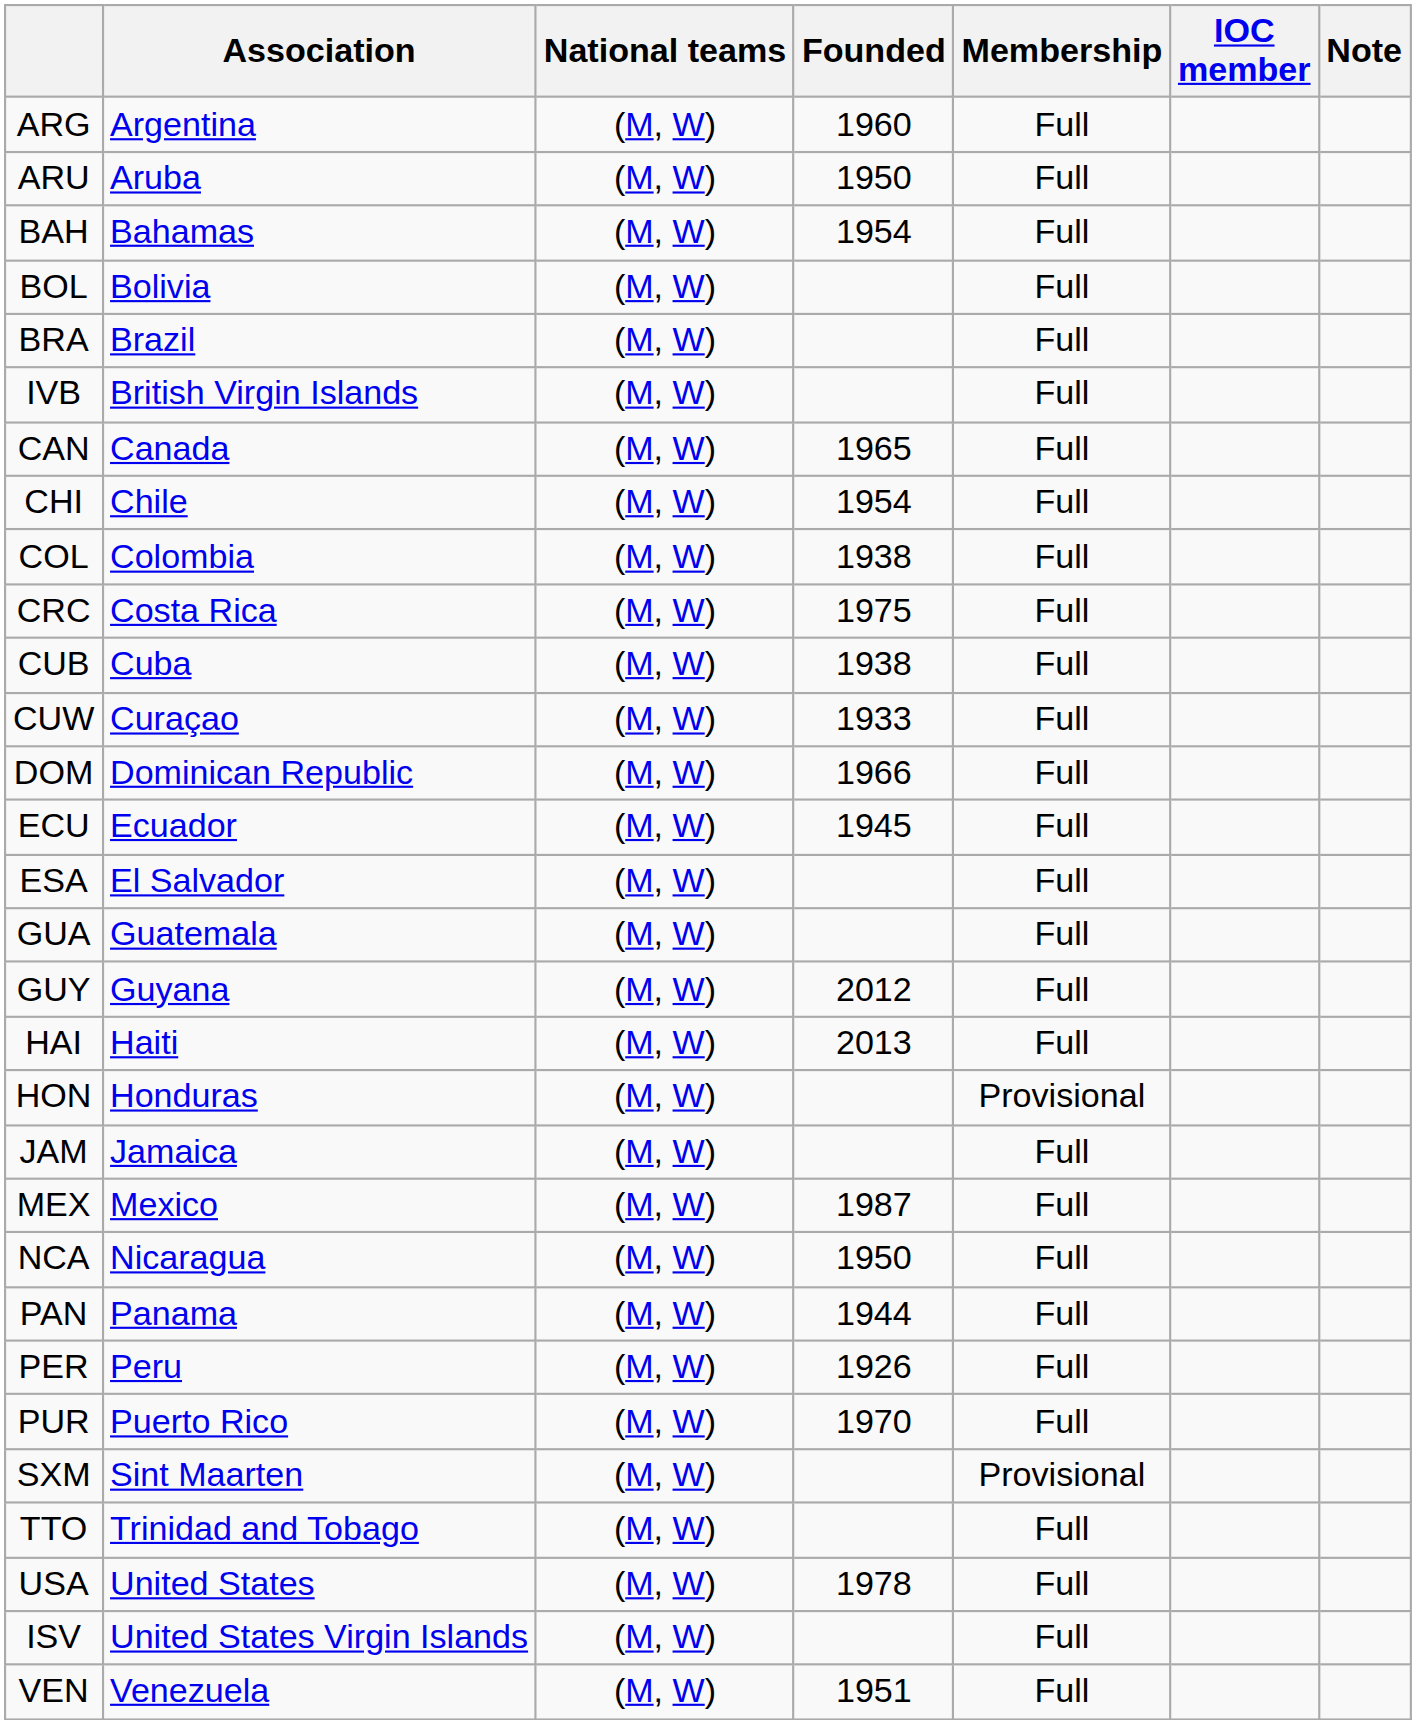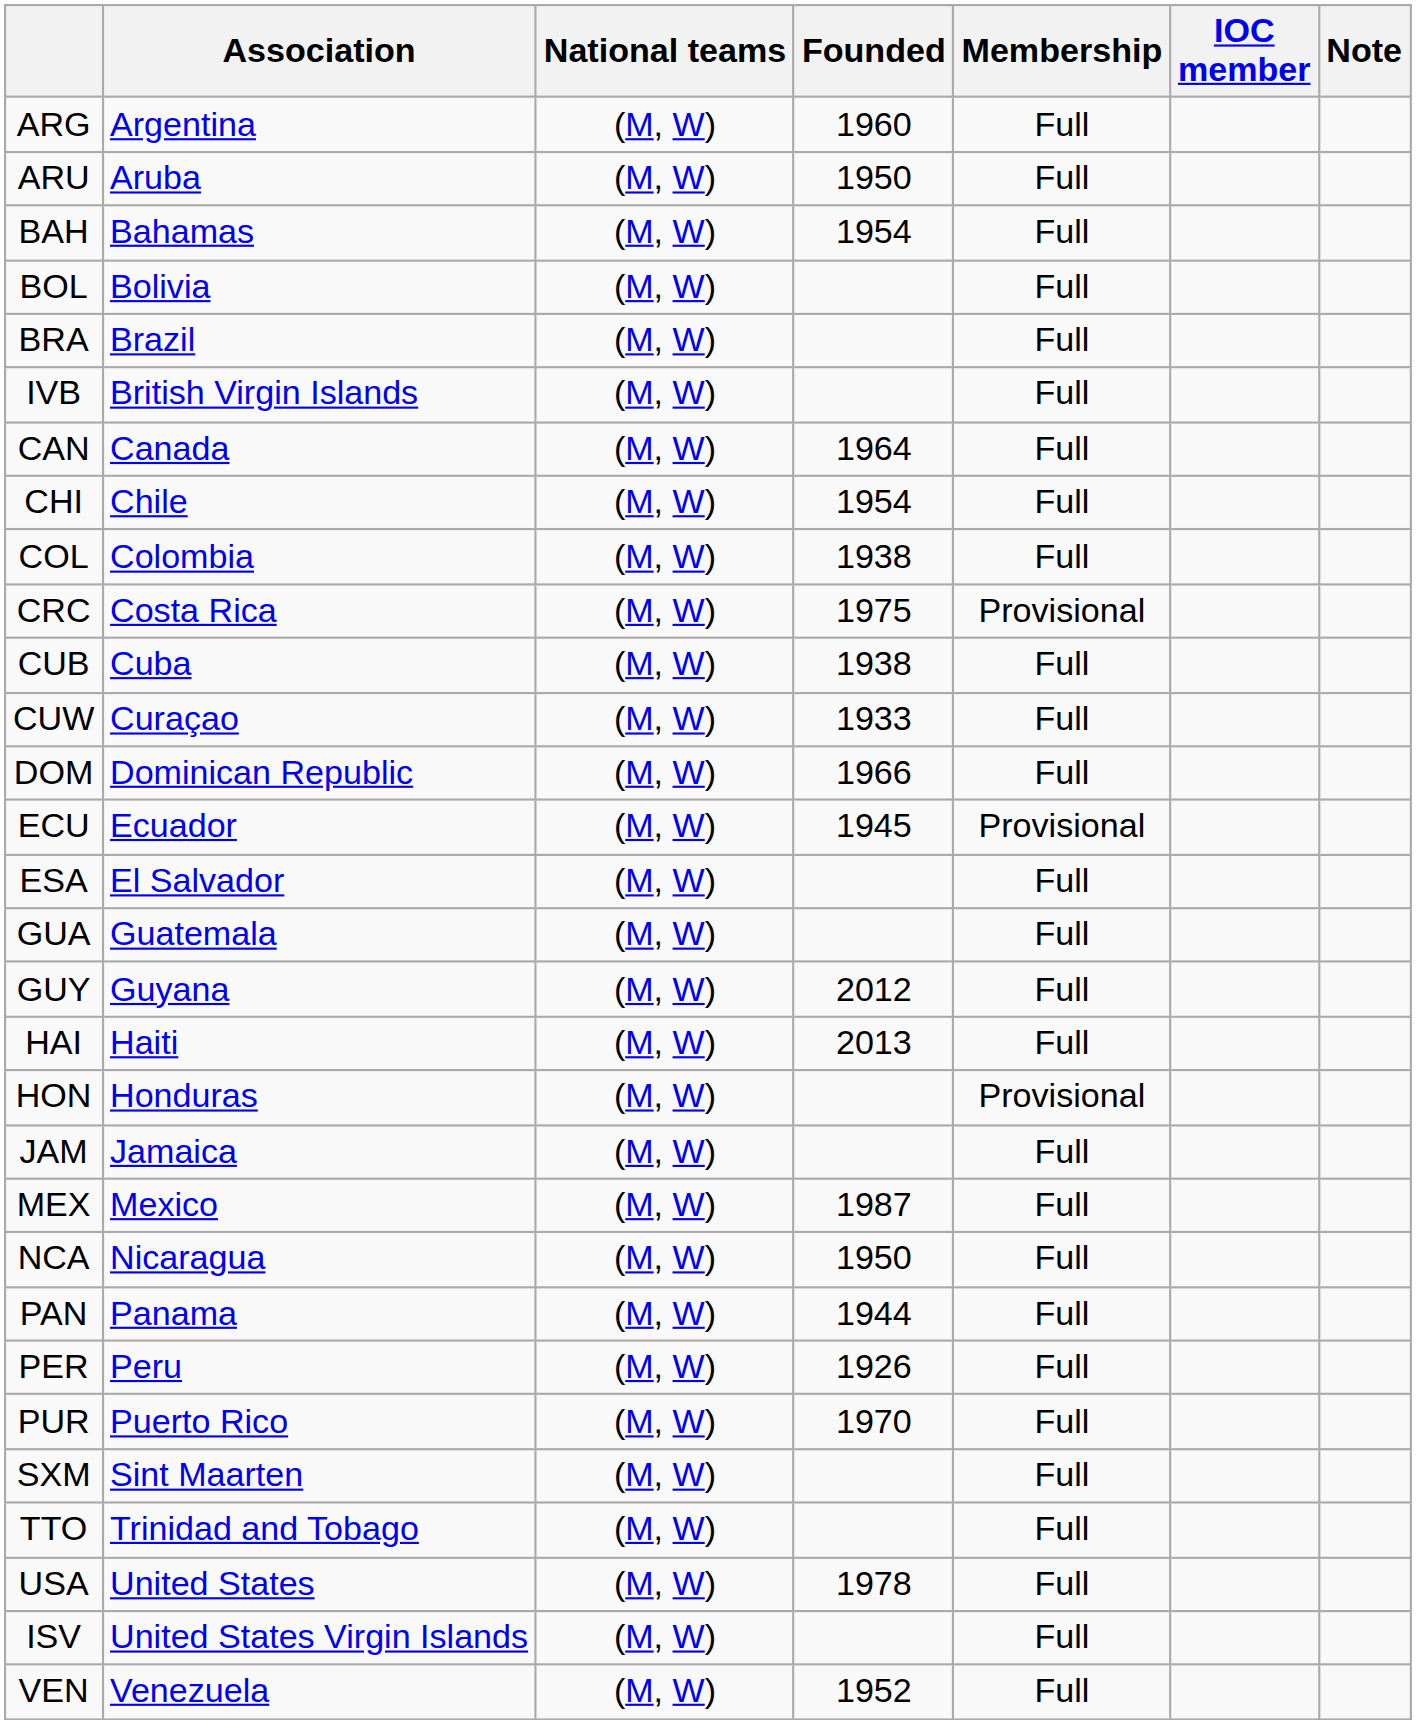(874, 448) 1965 -> (874, 448) 1964
(1062, 610) Full -> (1062, 610) Provisional
(1062, 826) Full -> (1062, 826) Provisional
(1062, 1475) Provisional -> (1062, 1475) Full
(874, 1691) 1951 -> (874, 1691) 1952
